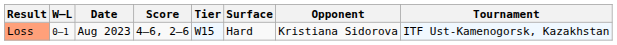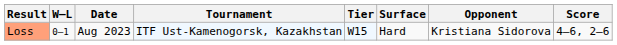columns swapped: (506, 13) <-> (163, 13)
